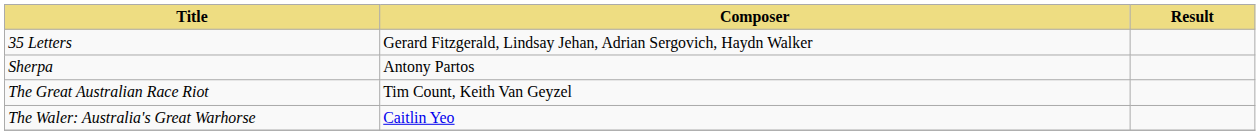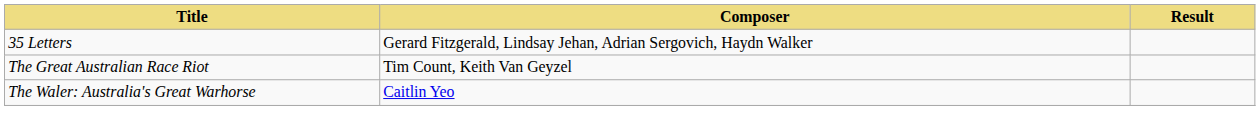- row: (31, 67)
